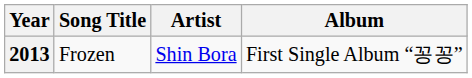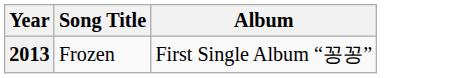- column: (196, 20)
